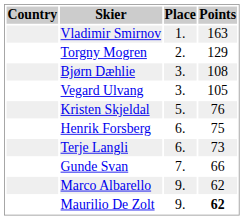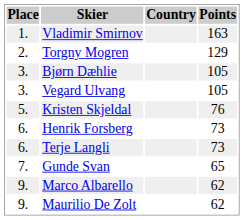columns swapped: (180, 15) <-> (32, 15)
(218, 72) 108 -> (218, 72) 105
(218, 128) 75 -> (218, 128) 73
(218, 166) 66 -> (218, 166) 65
(218, 204) bold -> (218, 204) normal
